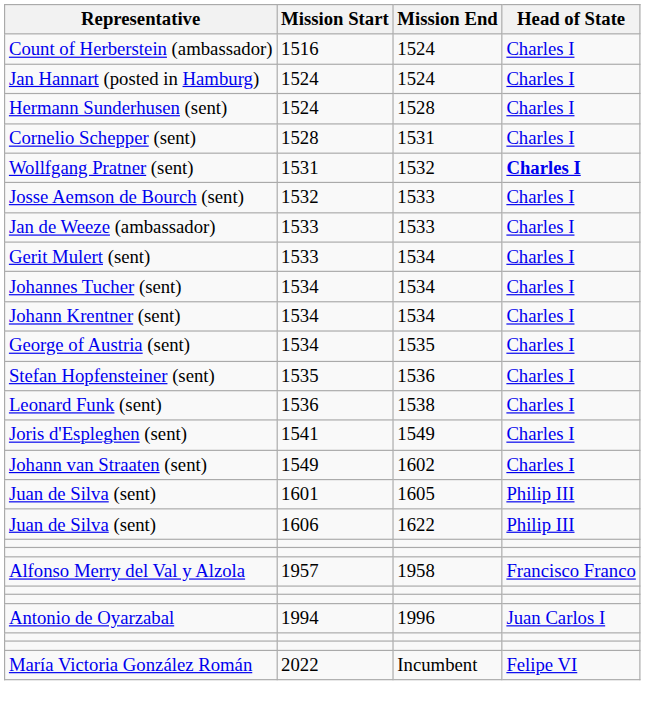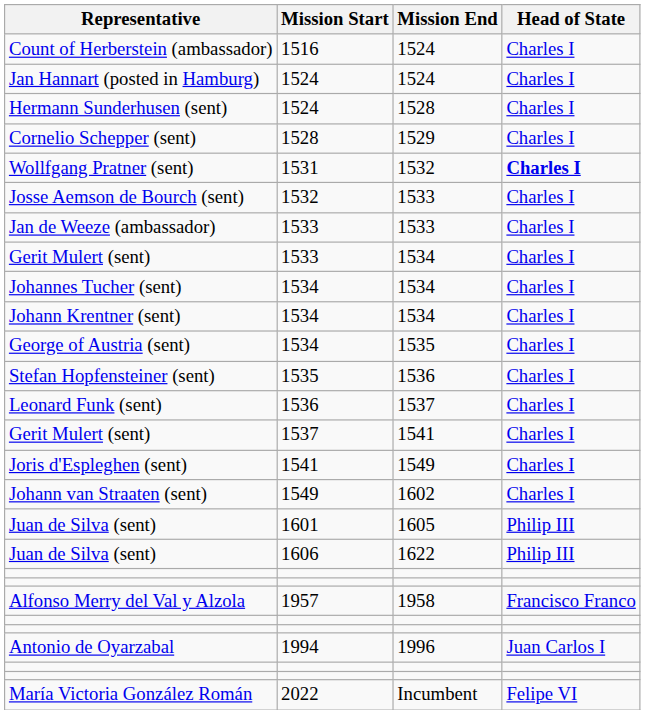(416, 138) 1531 -> (416, 138) 1529
(416, 405) 1538 -> (416, 405) 1537
+ row: (80, 434)
